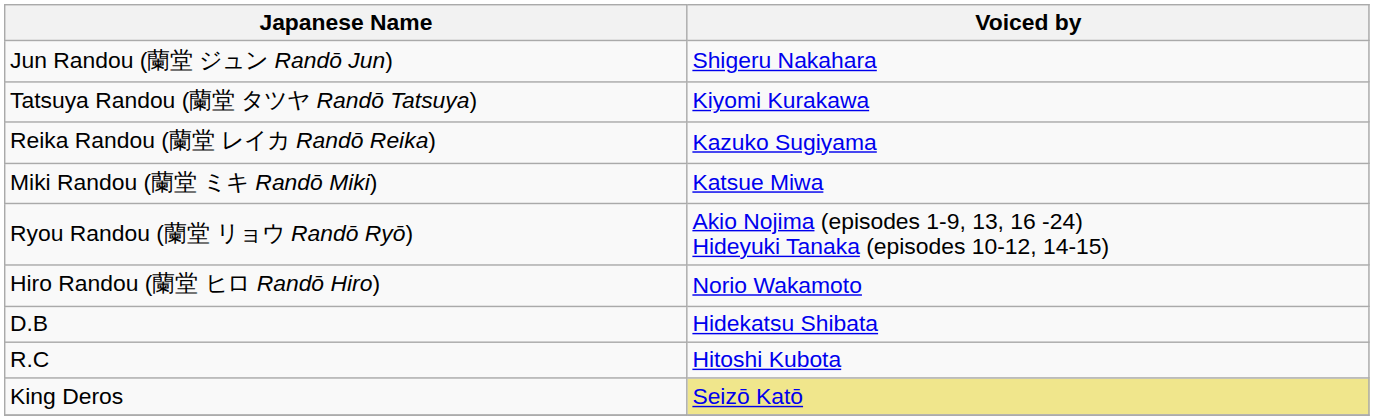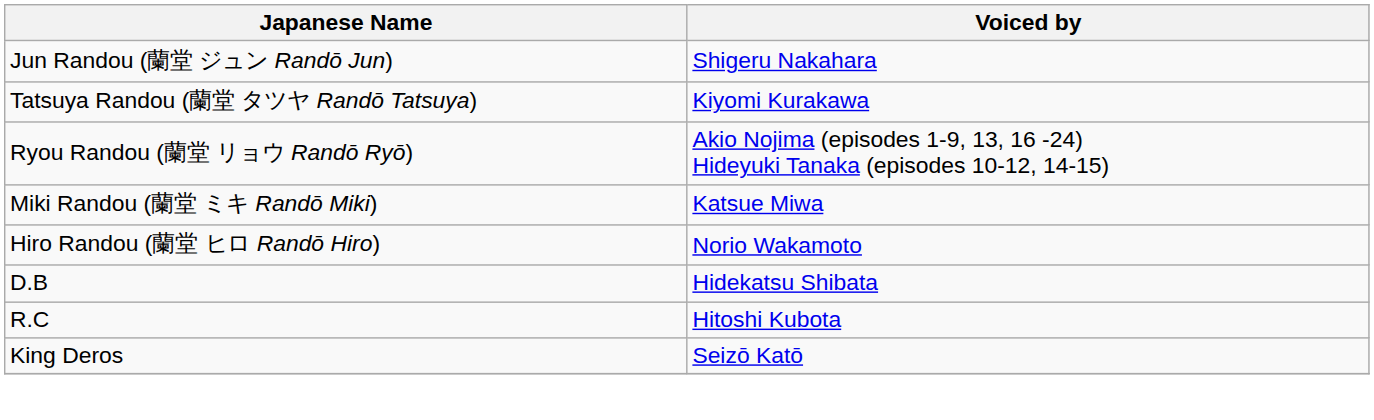- row: (223, 141)
rows swapped: (212, 233) <-> (194, 182)
(748, 396) khaki background -> (748, 355) no background
